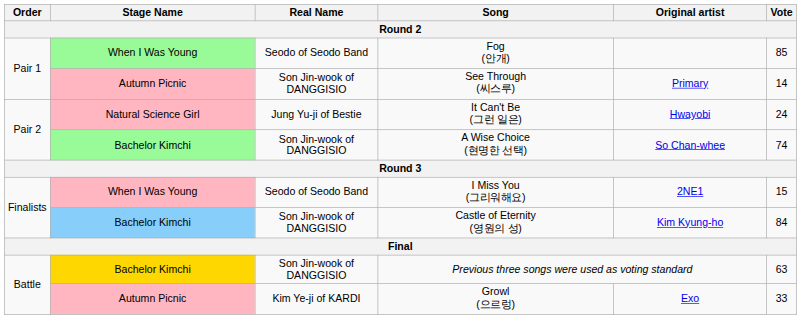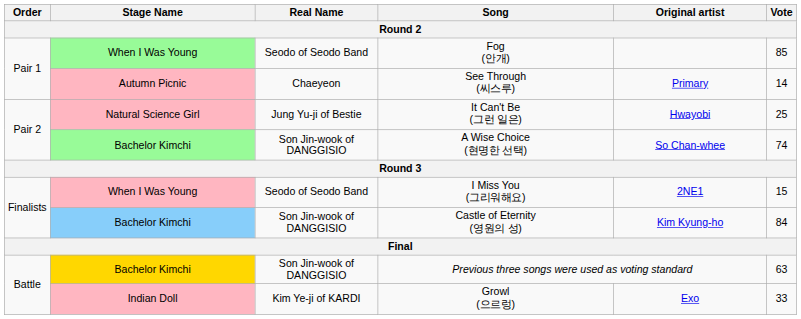(316, 83) Son Jin-wook of DANGGISIO -> (316, 83) Chaeyeon
(782, 114) 24 -> (782, 114) 25
(153, 299) Autumn Picnic -> (153, 299) Indian Doll
